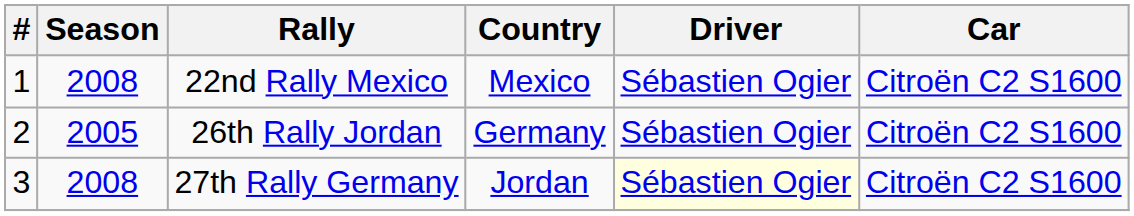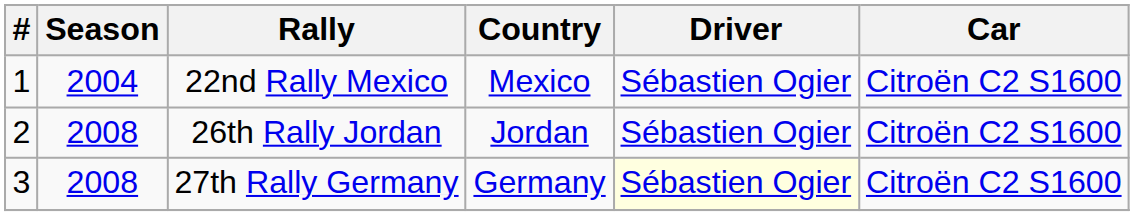(102, 81) 2008 -> (102, 81) 2004
(102, 132) 2005 -> (102, 132) 2008
(540, 132) Germany -> (540, 132) Jordan
(540, 183) Jordan -> (540, 183) Germany
